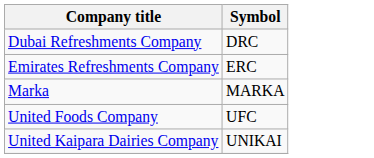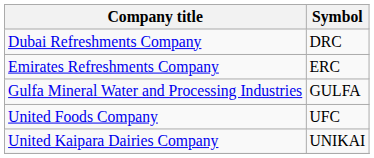+ row: (155, 91)
- row: (29, 91)
